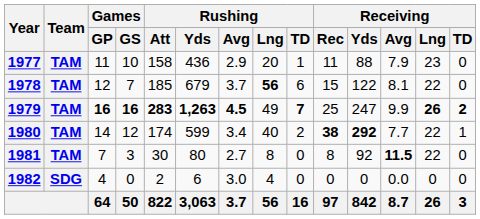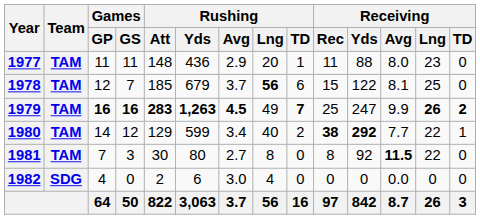(130, 62) 10 -> (130, 62) 11
(160, 62) 158 -> (160, 62) 148
(398, 62) 7.9 -> (398, 62) 8.0
(433, 86) 22 -> (433, 86) 25
(160, 132) 174 -> (160, 132) 129
